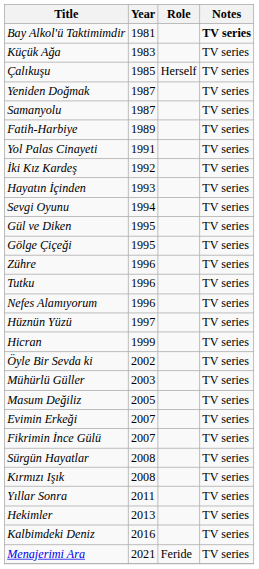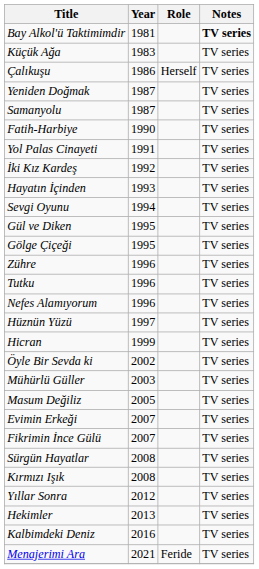(143, 71) 1985 -> (143, 71) 1986
(143, 129) 1989 -> (143, 129) 1990
(143, 496) 2011 -> (143, 496) 2012
